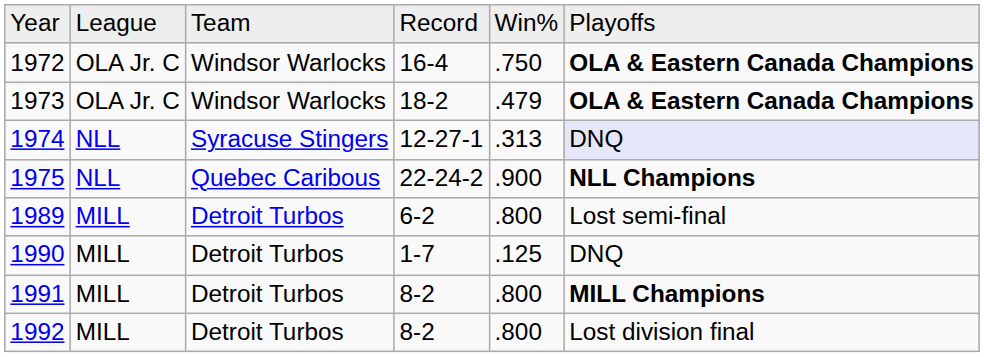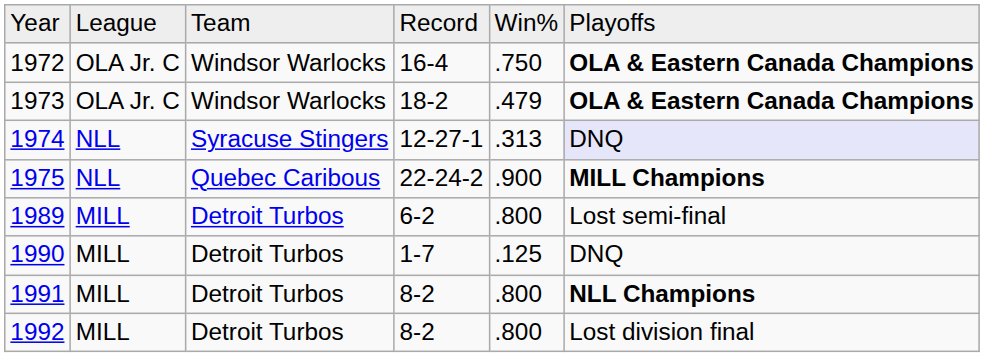(662, 178) NLL Champions -> (667, 178) MILL Champions
(667, 293) MILL Champions -> (662, 293) NLL Champions
